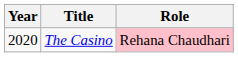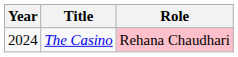(23, 39) 2020 -> (23, 39) 2024
